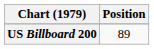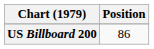(124, 34) 89 -> (124, 34) 86
